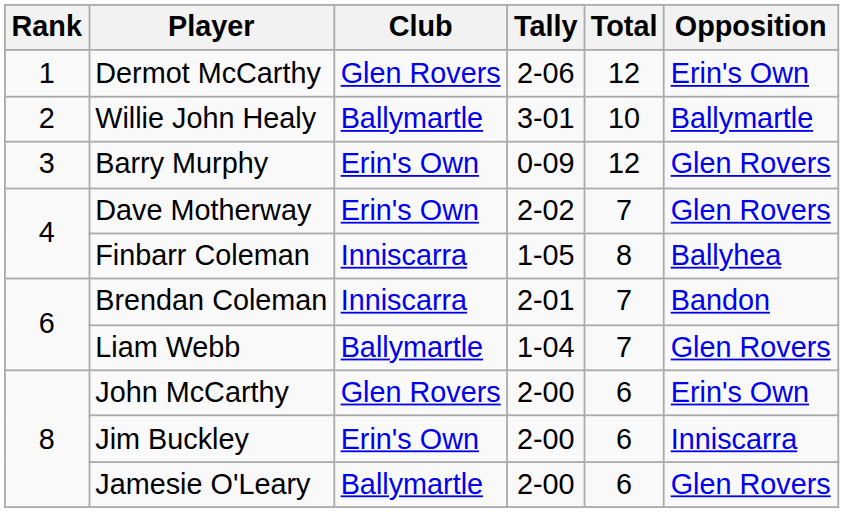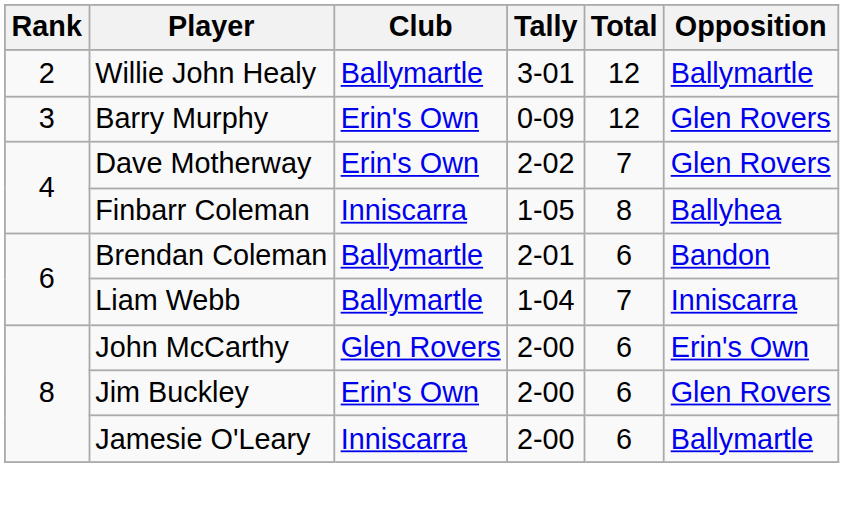- row: (208, 73)
(624, 118) 10 -> (624, 73) 12
(404, 301) Inniscarra -> (412, 255) Ballymartle
(624, 301) 7 -> (624, 255) 6
(751, 347) Glen Rovers -> (734, 301) Inniscarra
(734, 438) Inniscarra -> (751, 392) Glen Rovers
(412, 484) Ballymartle -> (404, 438) Inniscarra
(751, 484) Glen Rovers -> (742, 438) Ballymartle
